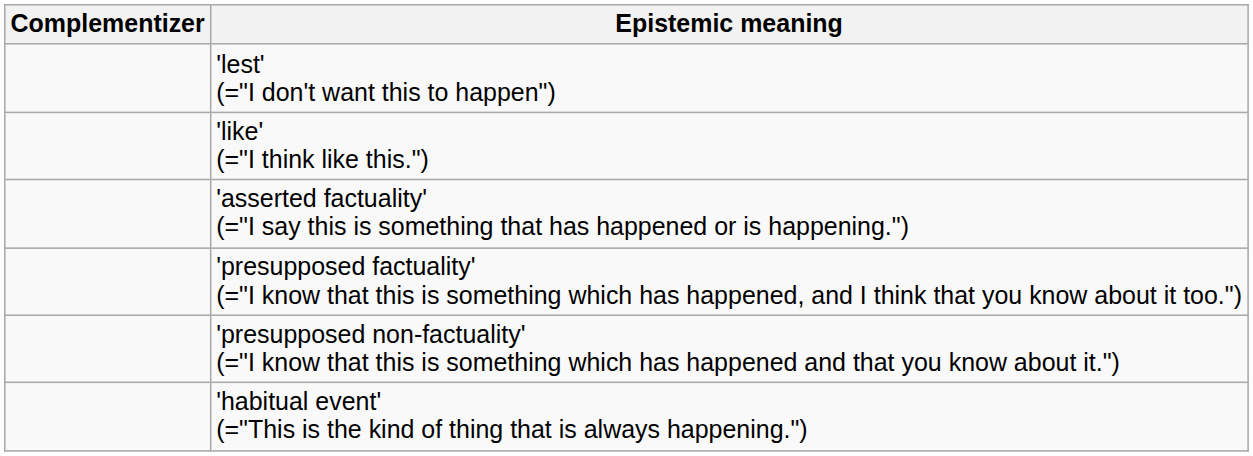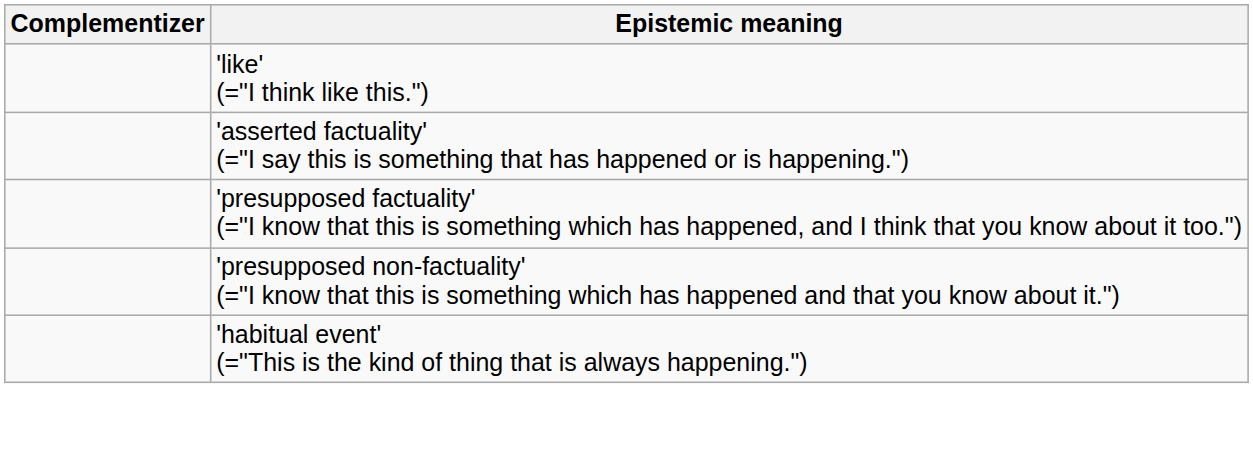- row: (386, 77)
